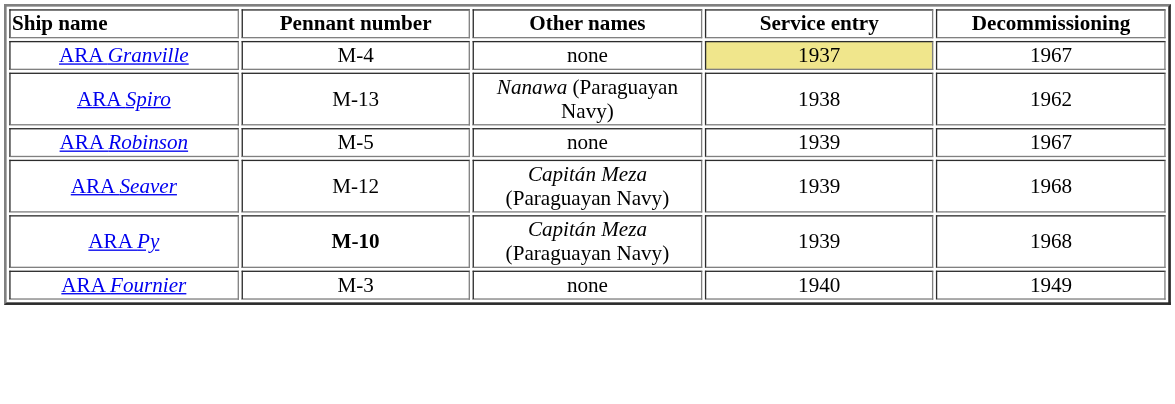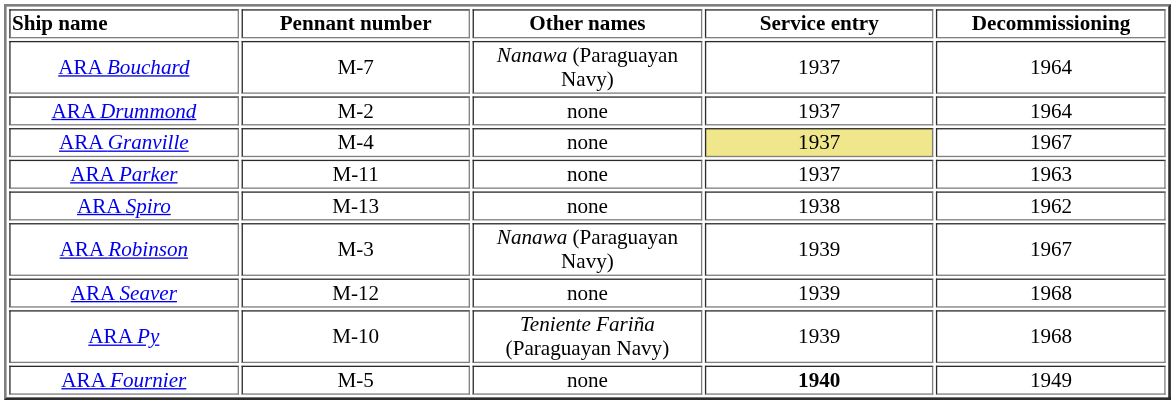+ row: (124, 67)
+ row: (124, 110)
+ row: (124, 174)
(587, 98) Nanawa (Paraguayan Navy) -> (587, 205) none
(356, 142) M-5 -> (356, 249) M-3
(587, 142) none -> (587, 249) Nanawa (Paraguayan Navy)
(587, 186) Capitán Meza (Paraguayan Navy) -> (587, 292) none
(356, 241) bold -> (356, 336) normal
(587, 241) Capitán Meza (Paraguayan Navy) -> (587, 336) Teniente Fariña (Paraguayan Navy)
(356, 284) M-3 -> (356, 380) M-5
(819, 284) normal -> (819, 380) bold
